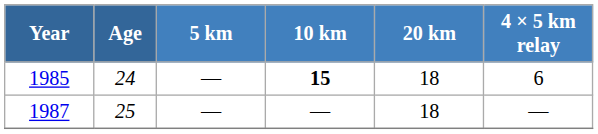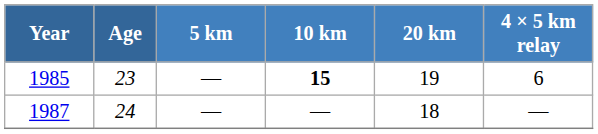(125, 78) 24 -> (125, 78) 23
(429, 78) 18 -> (429, 78) 19
(125, 111) 25 -> (125, 111) 24
